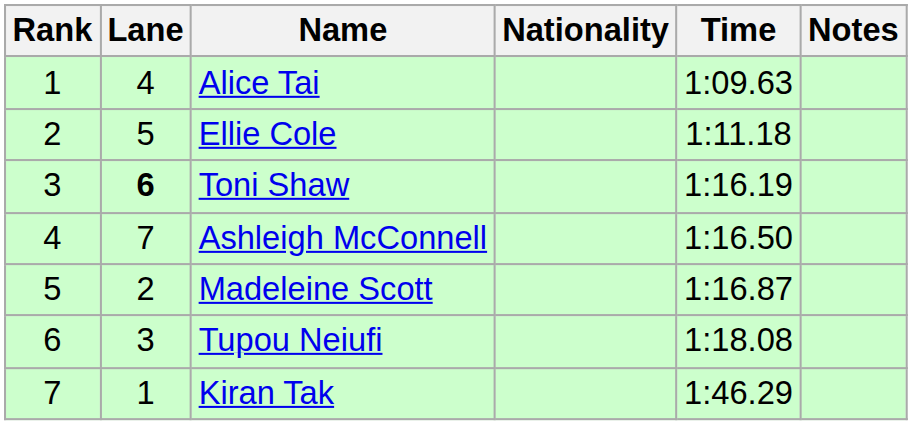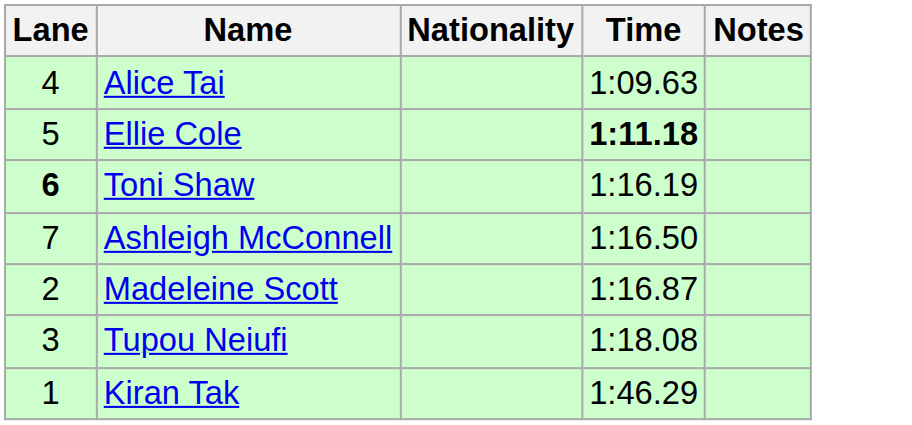- column: (52, 30)
(739, 133) normal -> (644, 133) bold
